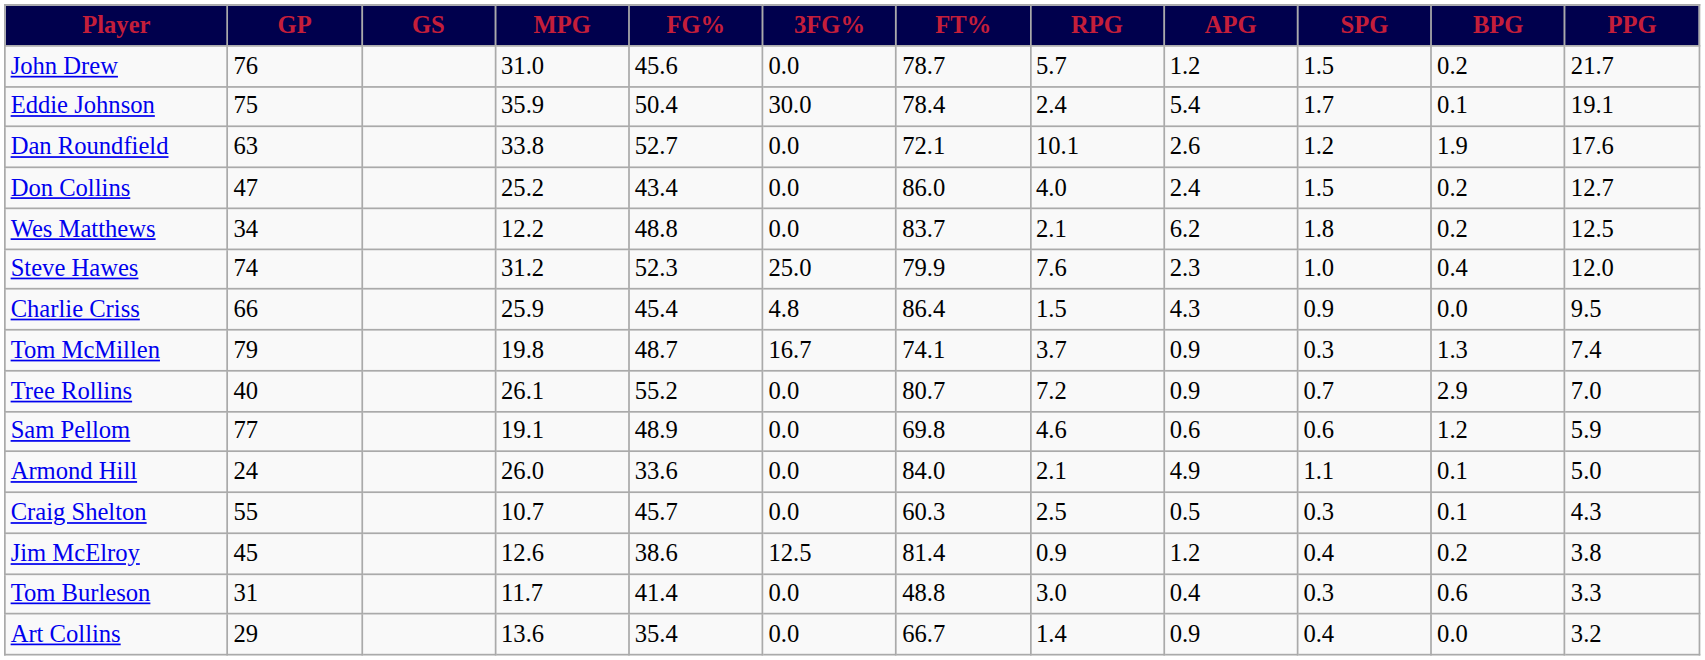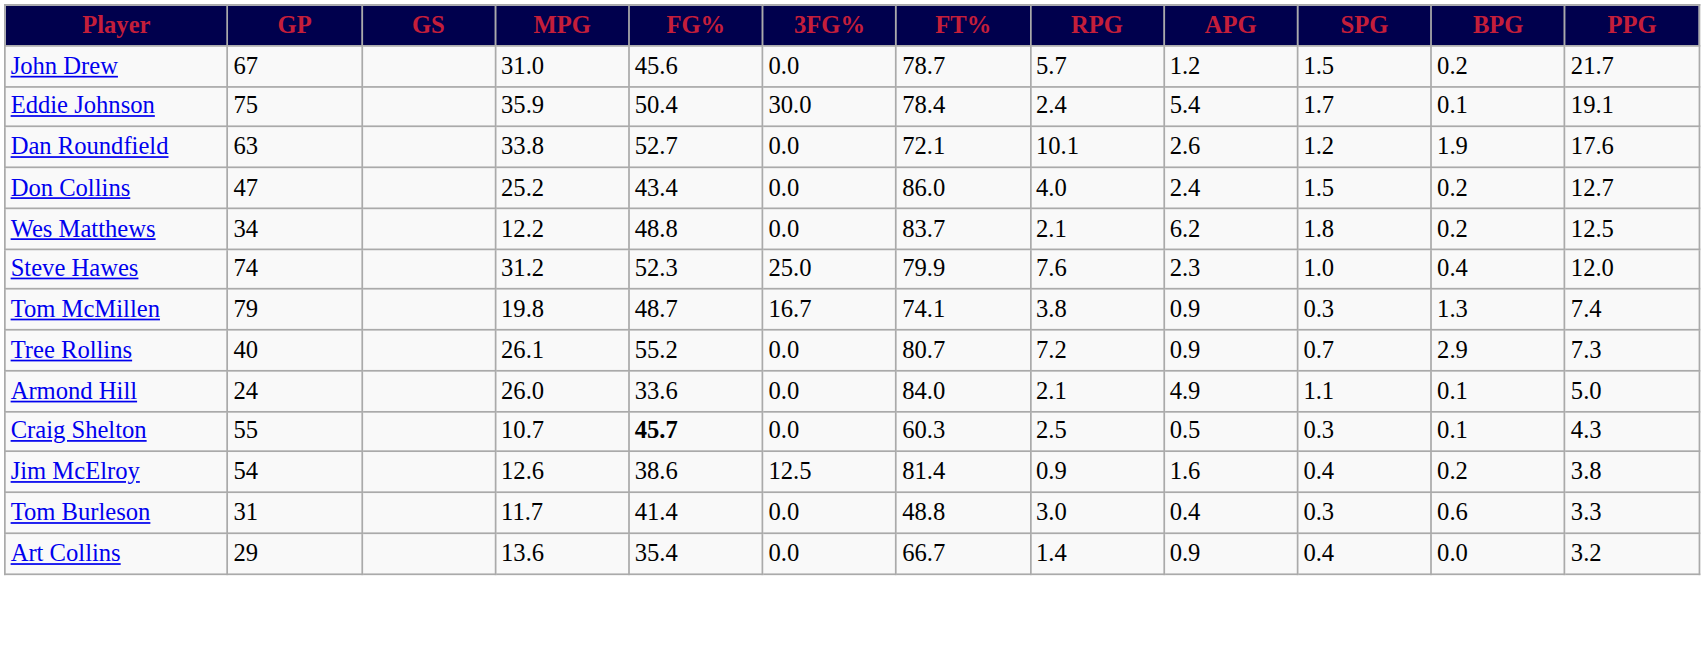(246, 65) 76 -> (246, 65) 67
- row: (75, 309)
(1051, 350) 3.7 -> (1051, 309) 3.8
(1586, 390) 7.0 -> (1586, 350) 7.3
- row: (70, 431)
(656, 512) normal -> (656, 431) bold
(246, 553) 45 -> (246, 471) 54
(1185, 553) 1.2 -> (1185, 471) 1.6
